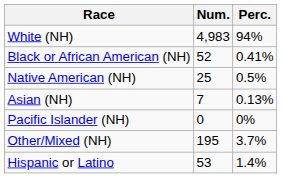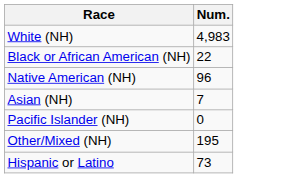- column: (255, 15)
(204, 57) 52 -> (204, 57) 22
(204, 78) 25 -> (204, 78) 96
(204, 162) 53 -> (204, 162) 73
